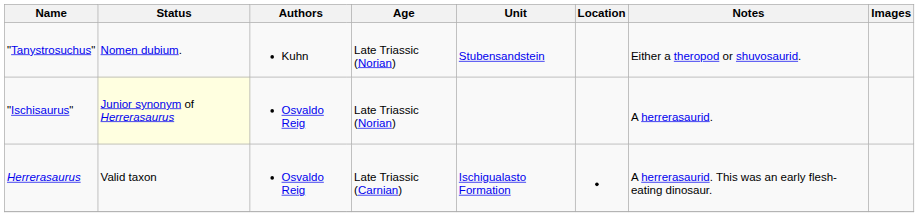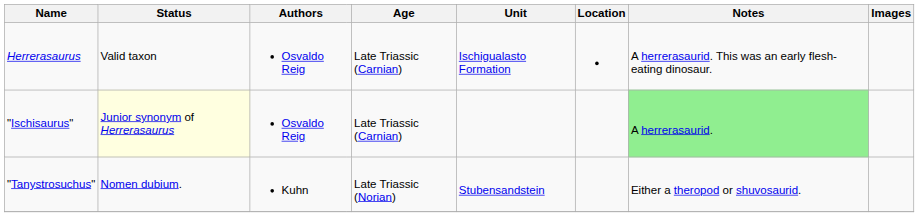rows swapped: (44, 177) <-> (51, 49)
(386, 117) Late Triassic (Norian) -> (386, 130) Late Triassic (Carnian)
(672, 117) no background -> (672, 130) lightgreen background
